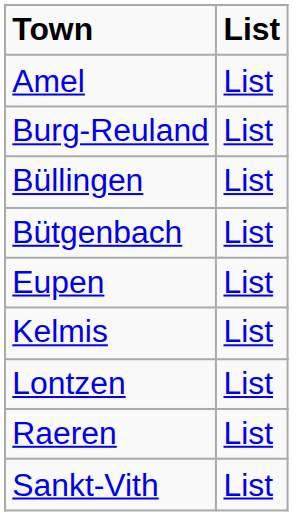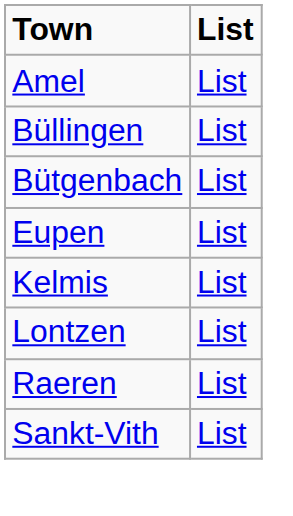- row: (111, 130)
